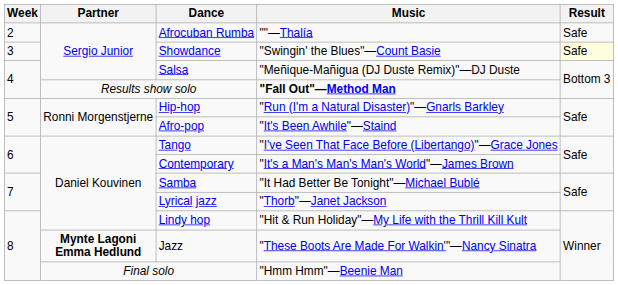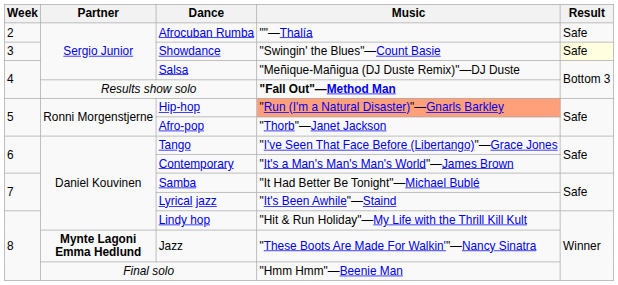(382, 107) no background -> (382, 107) lightsalmon background
(328, 126) "It's Been Awhile"—Staind -> (323, 126) "Thorb"—Janet Jackson
(323, 201) "Thorb"—Janet Jackson -> (328, 201) "It's Been Awhile"—Staind
